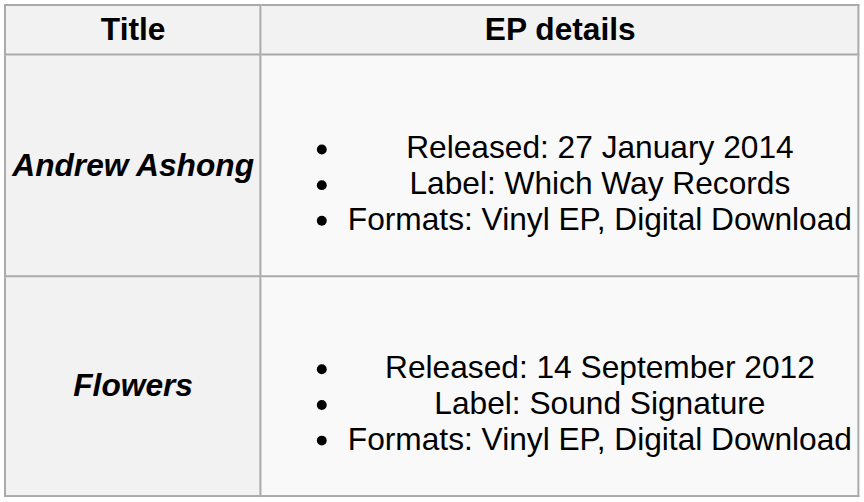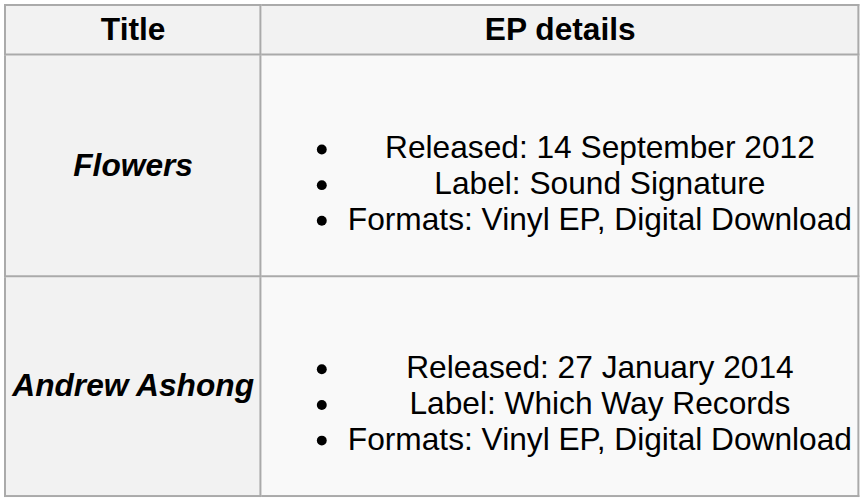rows swapped: (133, 385) <-> (133, 165)
